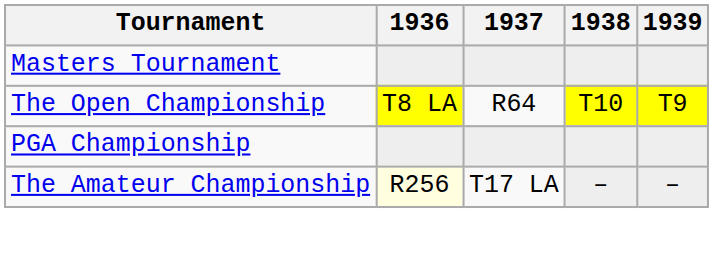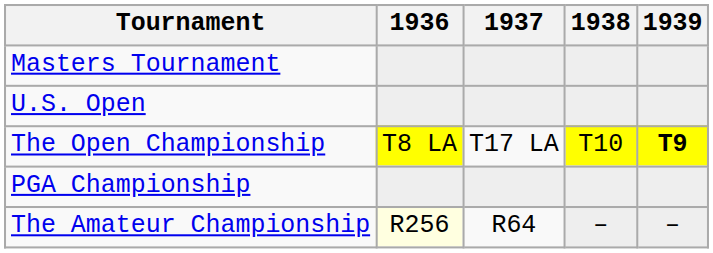+ row: (78, 106)
(514, 106) R64 -> (514, 146) T17 LA
(673, 106) normal -> (673, 146) bold
(514, 187) T17 LA -> (514, 227) R64
